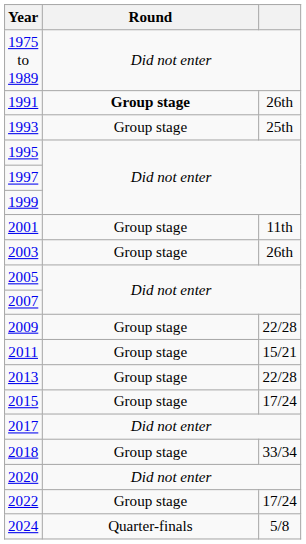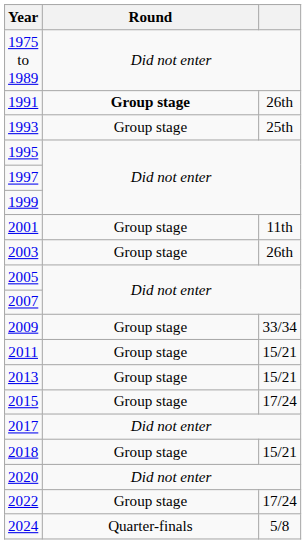(280, 327) 22/28 -> (280, 327) 33/34
(280, 377) 22/28 -> (280, 377) 15/21
(280, 452) 33/34 -> (280, 452) 15/21
